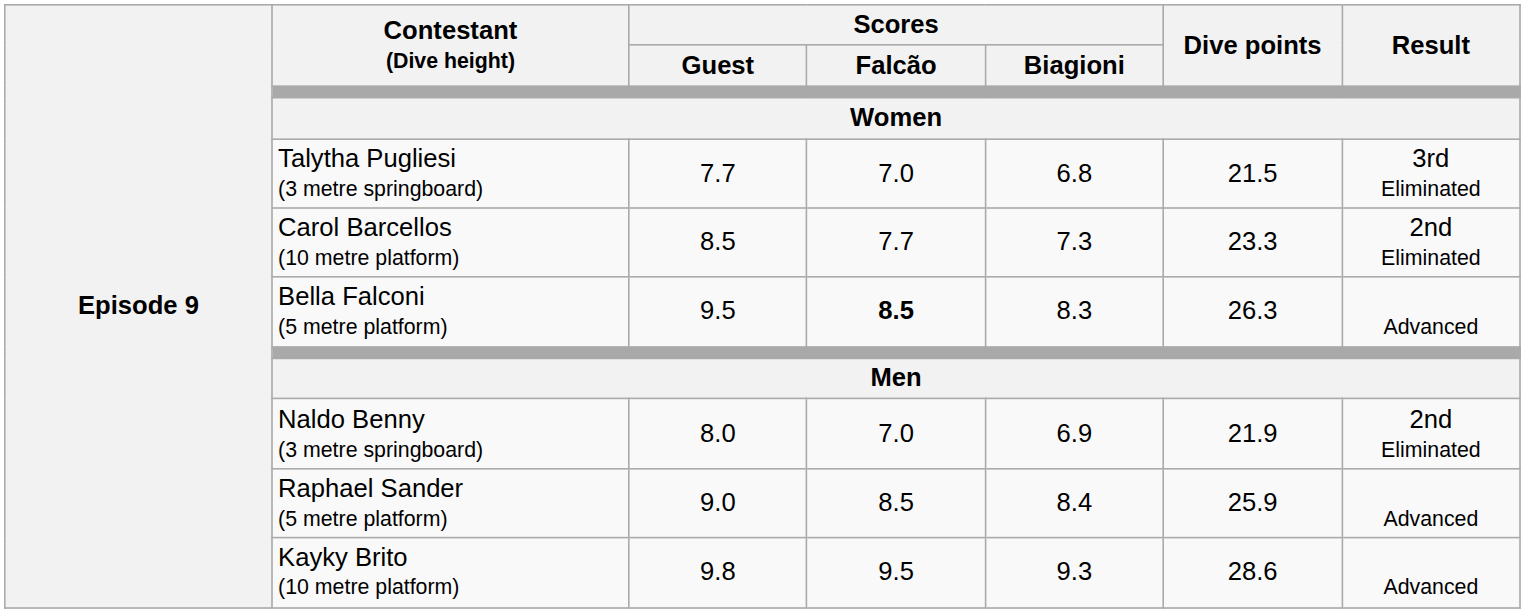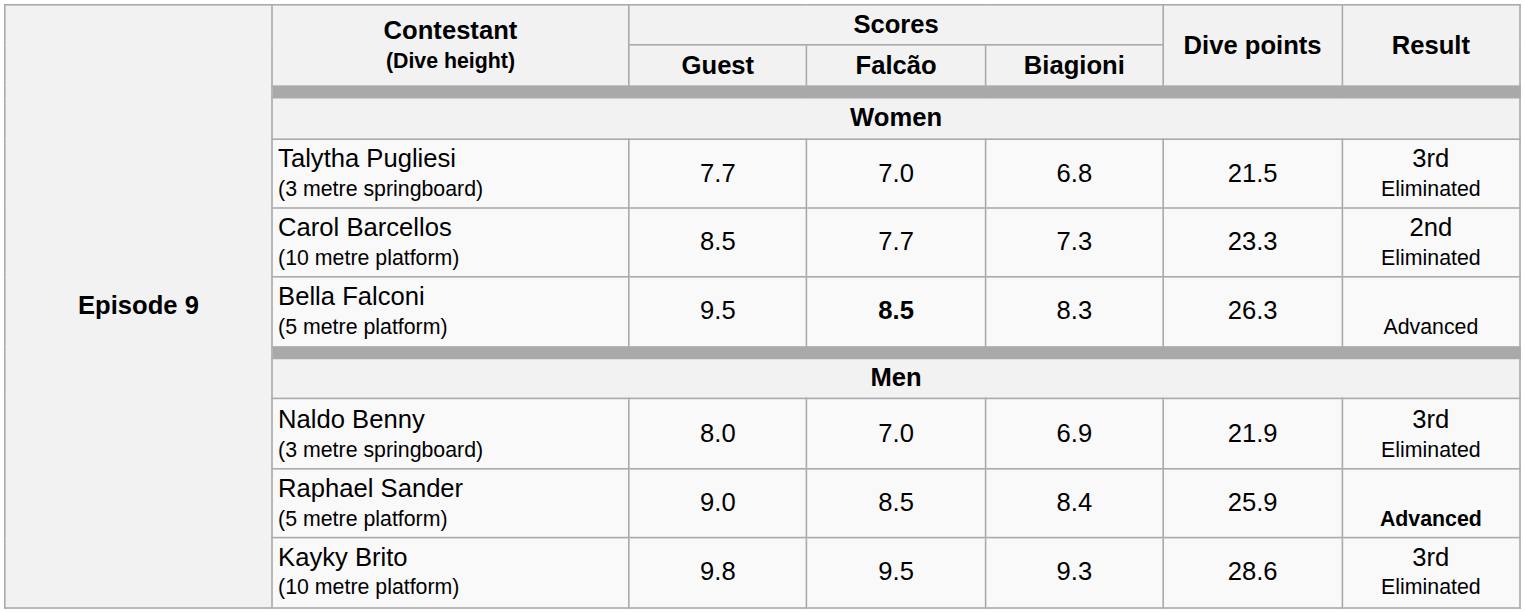(1431, 433) 2nd Eliminated -> (1431, 433) 3rd Eliminated
(1431, 518) normal -> (1431, 517) bold
(1431, 588) Advanced -> (1431, 572) 3rd Eliminated
